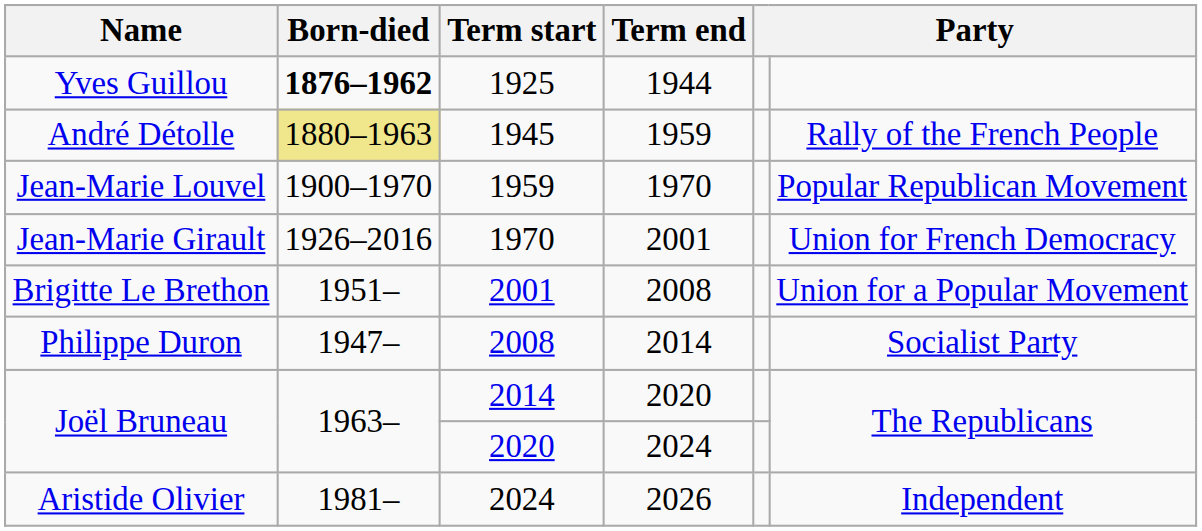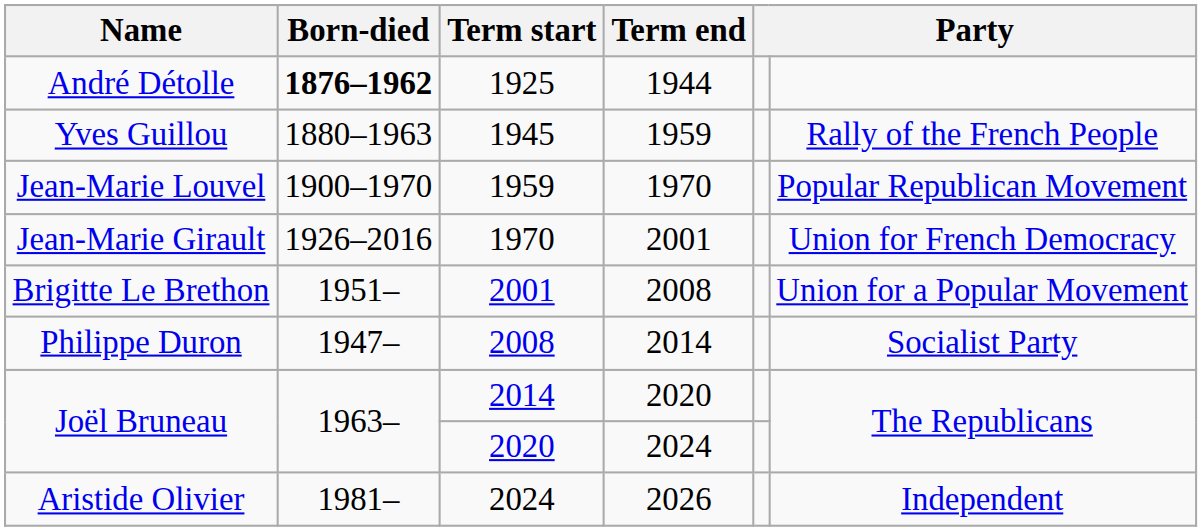(141, 82) Yves Guillou -> (141, 82) André Détolle
(141, 134) André Détolle -> (141, 134) Yves Guillou
(358, 134) khaki background -> (358, 134) no background
